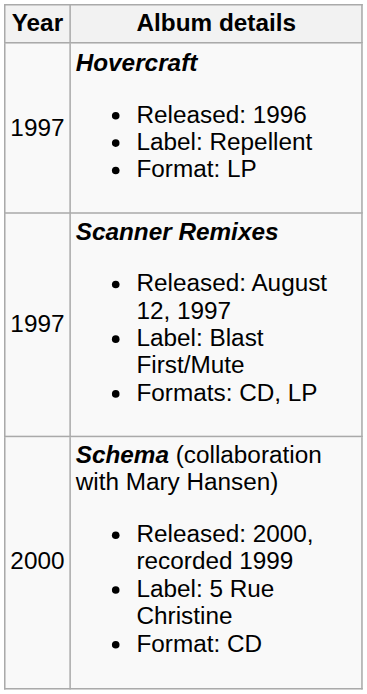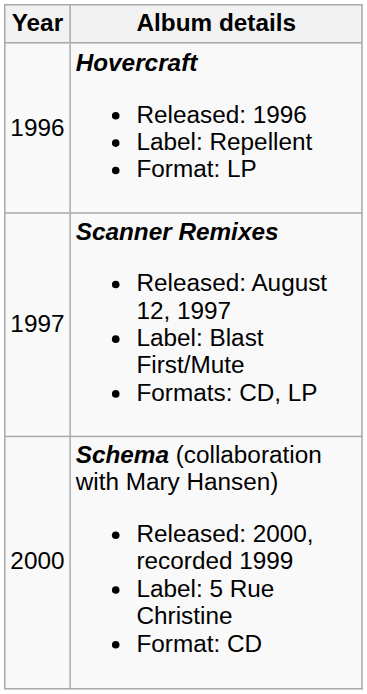(37, 127) 1997 -> (37, 127) 1996
